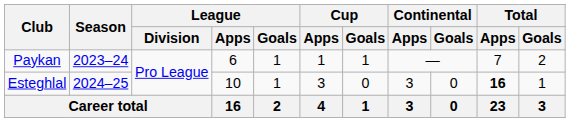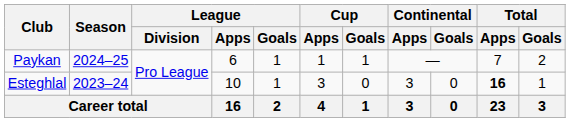(101, 60) 2023–24 -> (101, 60) 2024–25
(101, 83) 2024–25 -> (101, 83) 2023–24
